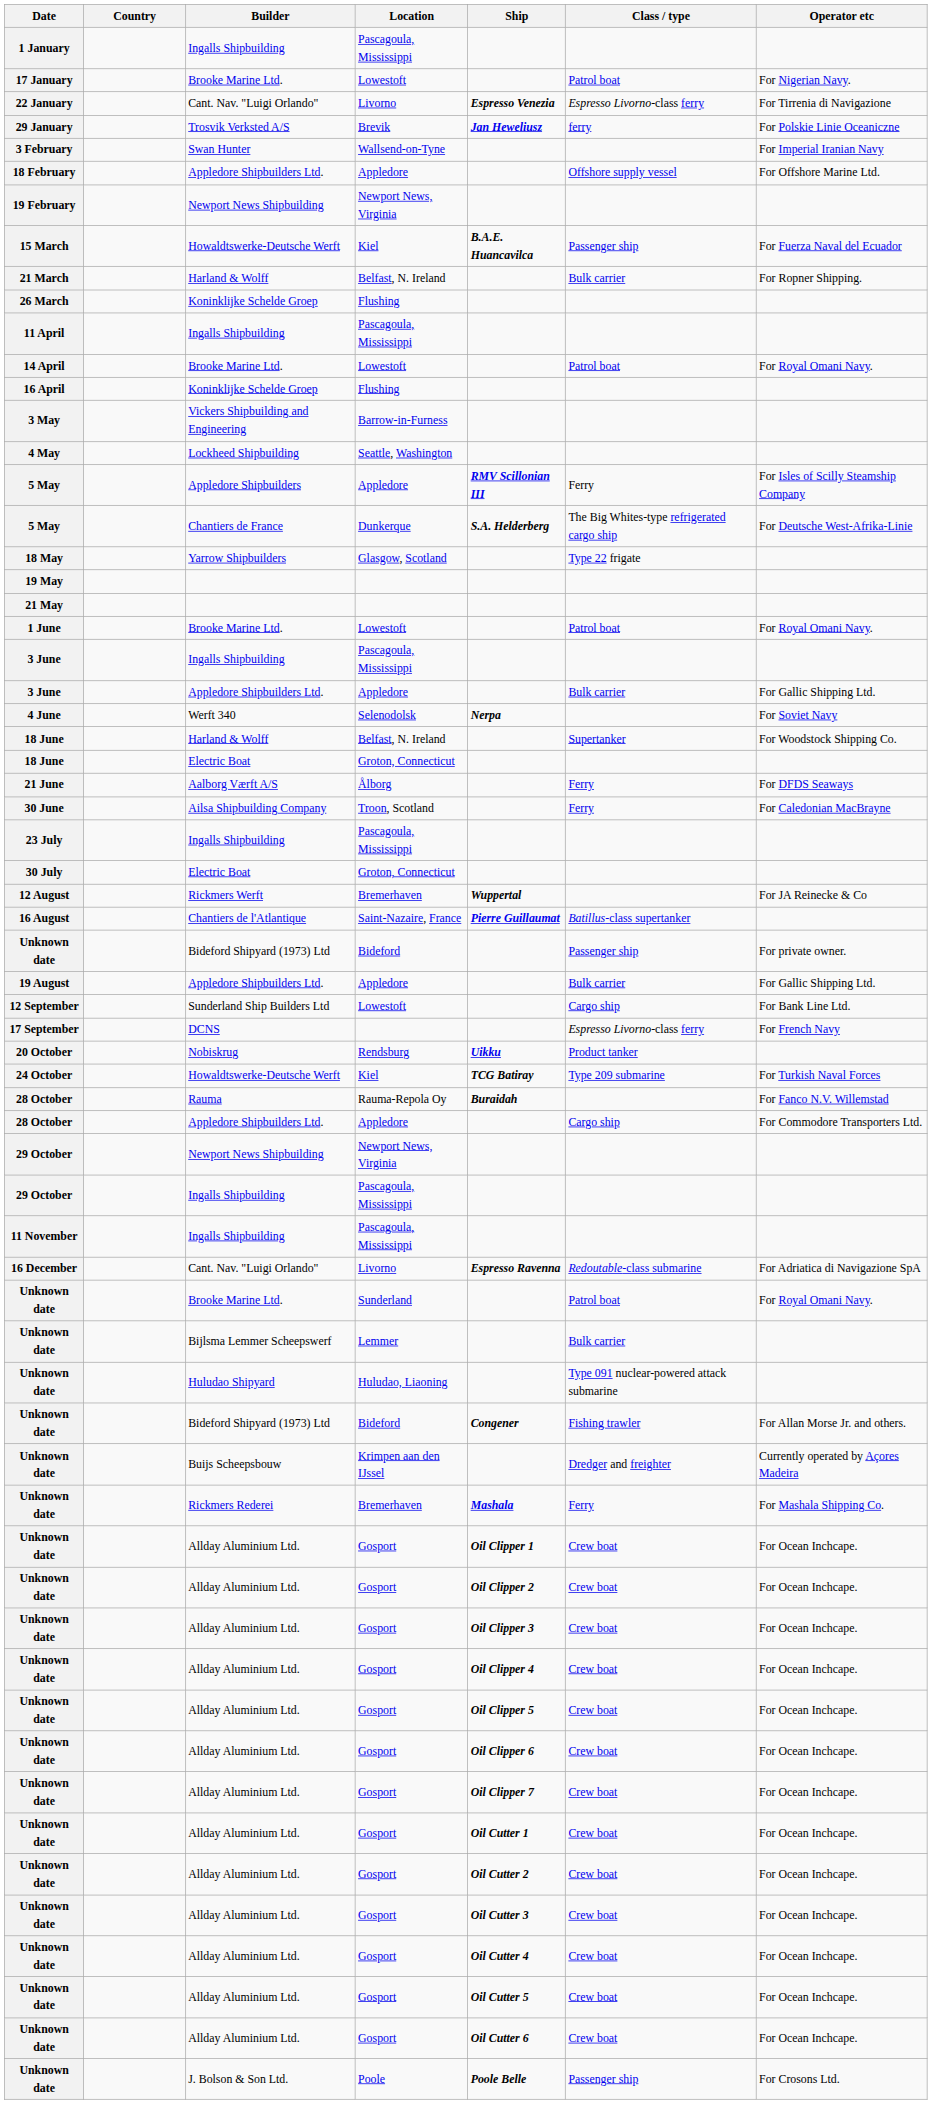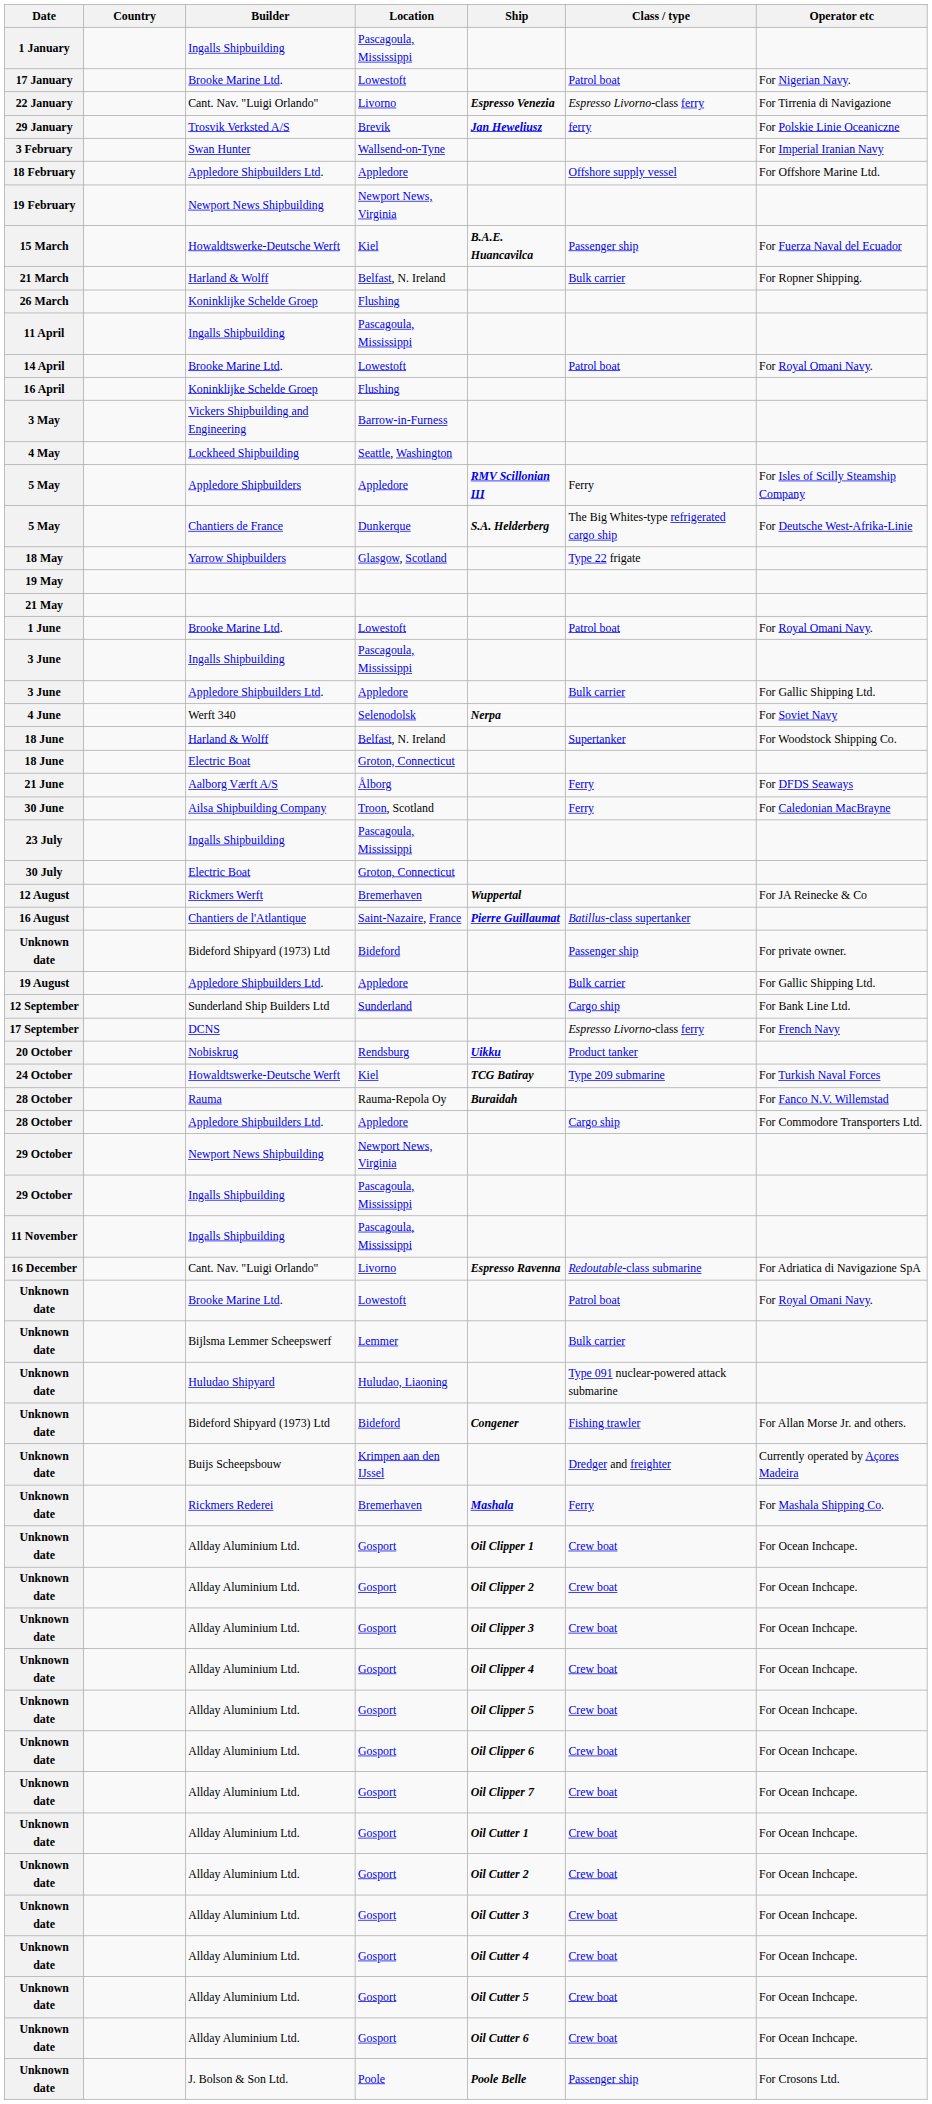(382, 1006) Lowestoft -> (385, 1006) Sunderland
(385, 1300) Sunderland -> (382, 1300) Lowestoft
